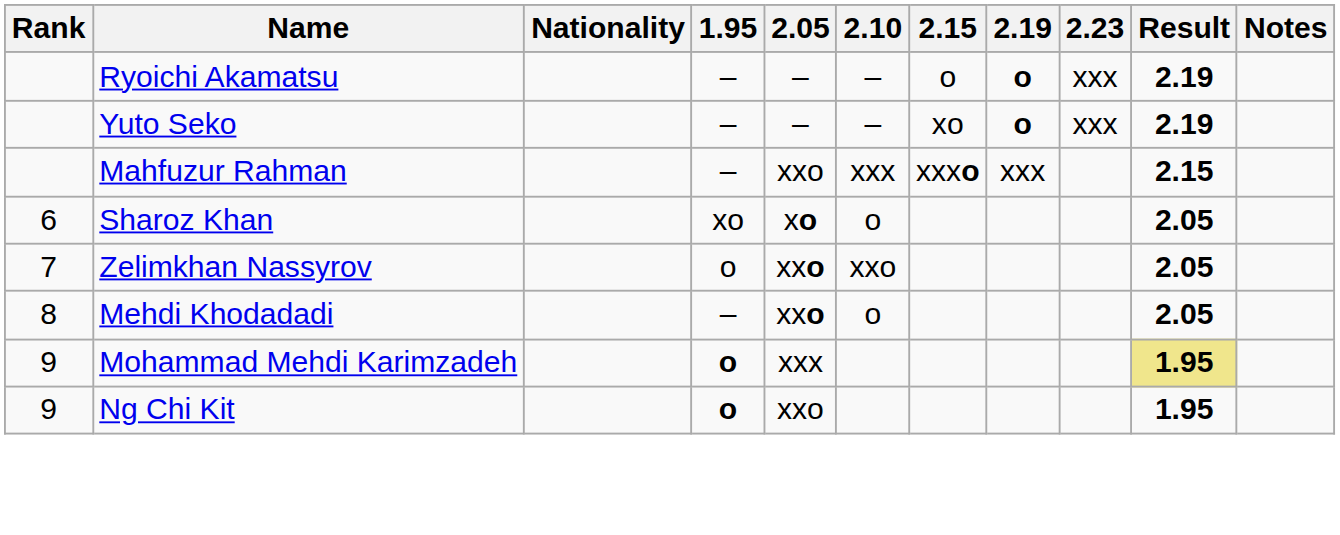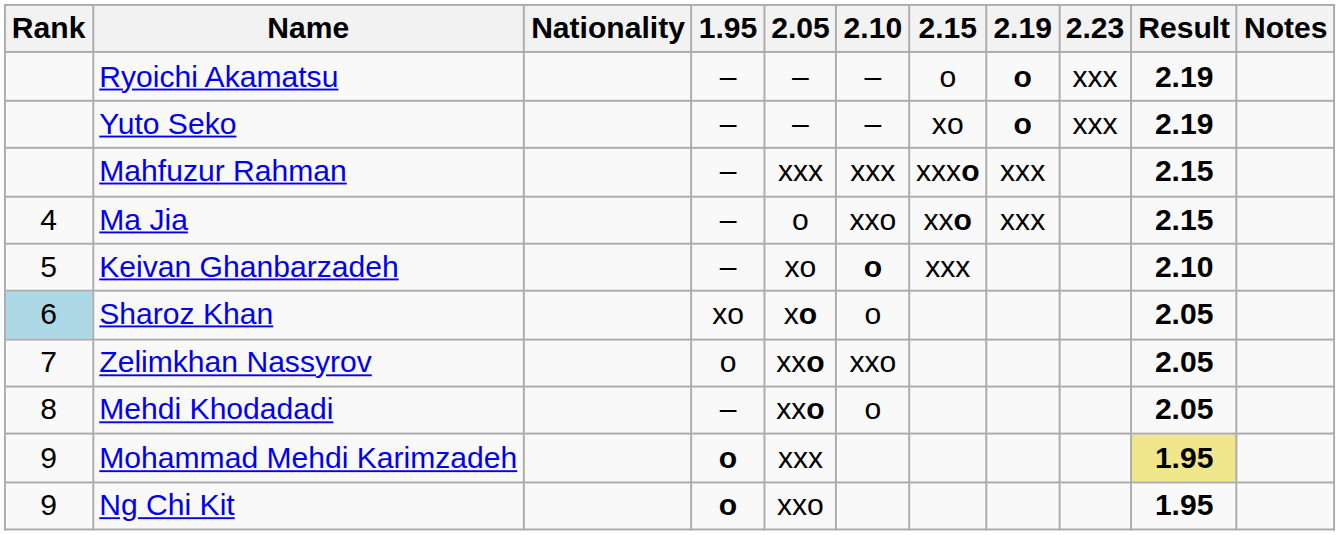(800, 171) xxo -> (800, 171) xxx
+ row: (144, 219)
+ row: (249, 266)
(49, 219) no background -> (49, 314) lightblue background
